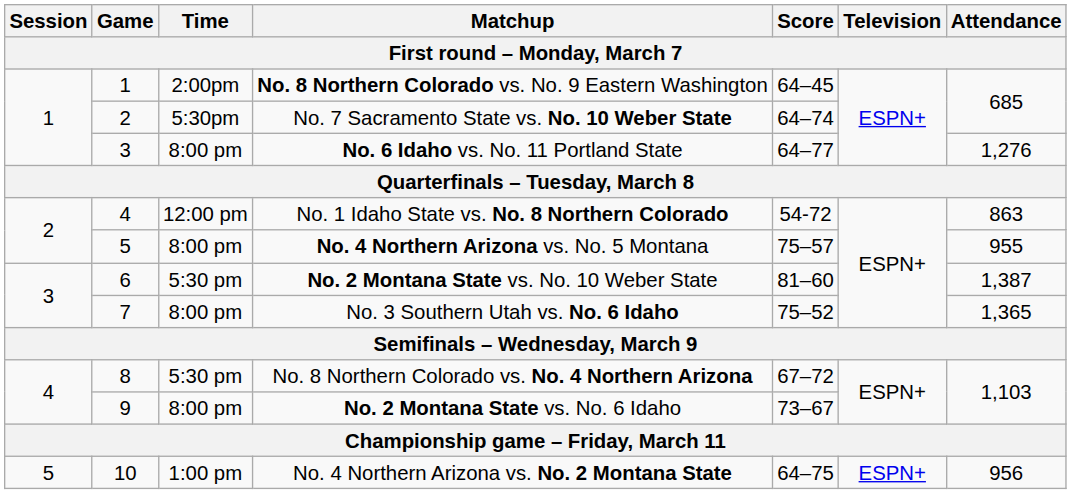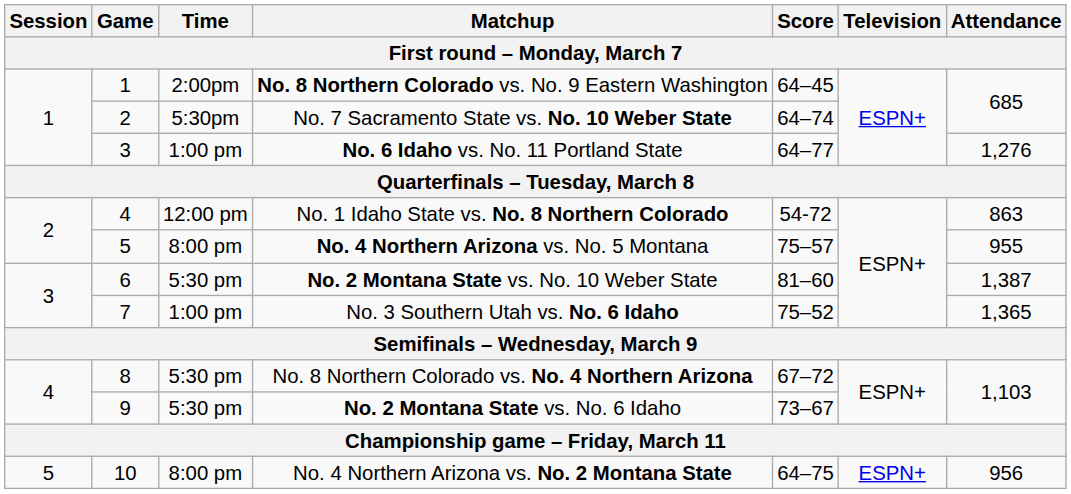(205, 150) 8:00 pm -> (205, 150) 1:00 pm
(205, 311) 8:00 pm -> (205, 311) 1:00 pm
(205, 408) 8:00 pm -> (205, 408) 5:30 pm
(205, 472) 1:00 pm -> (205, 472) 8:00 pm
